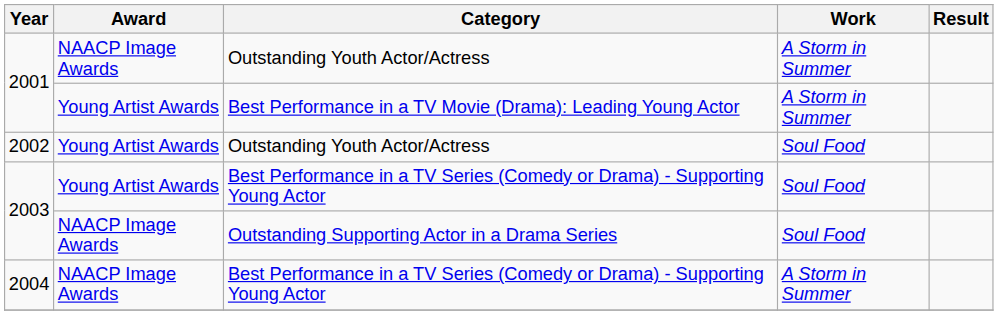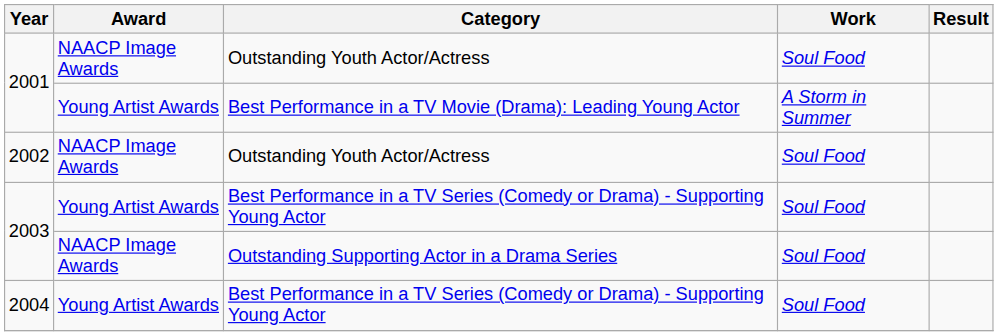(824, 58) A Storm in Summer -> (823, 58) Soul Food
(138, 146) Young Artist Awards -> (117, 157) NAACP Image Awards
(117, 284) NAACP Image Awards -> (138, 305) Young Artist Awards
(824, 284) A Storm in Summer -> (823, 305) Soul Food
